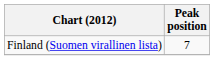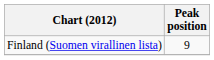(187, 45) 7 -> (187, 45) 9
